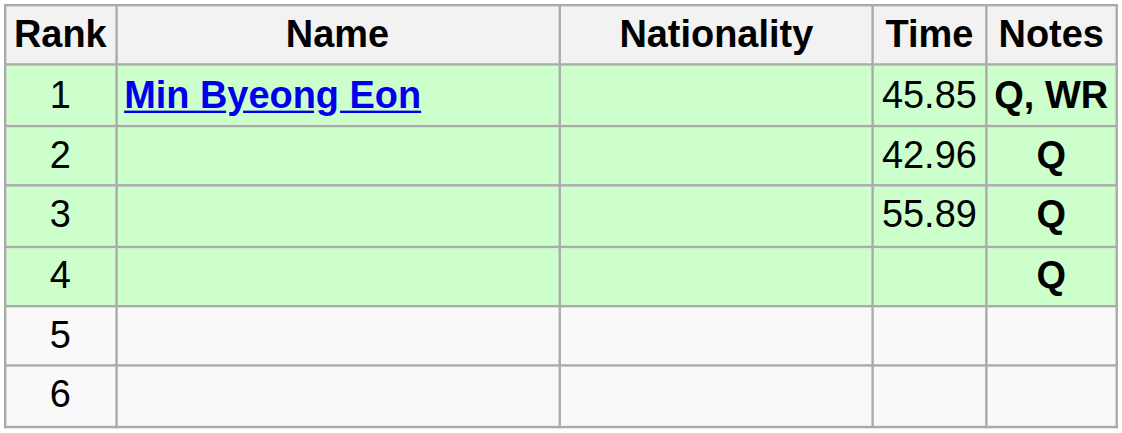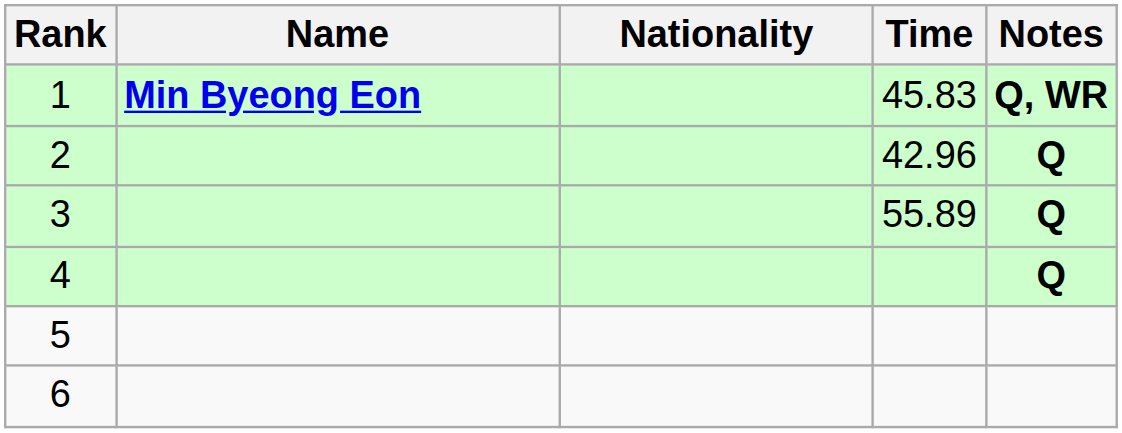(929, 94) 45.85 -> (929, 94) 45.83
